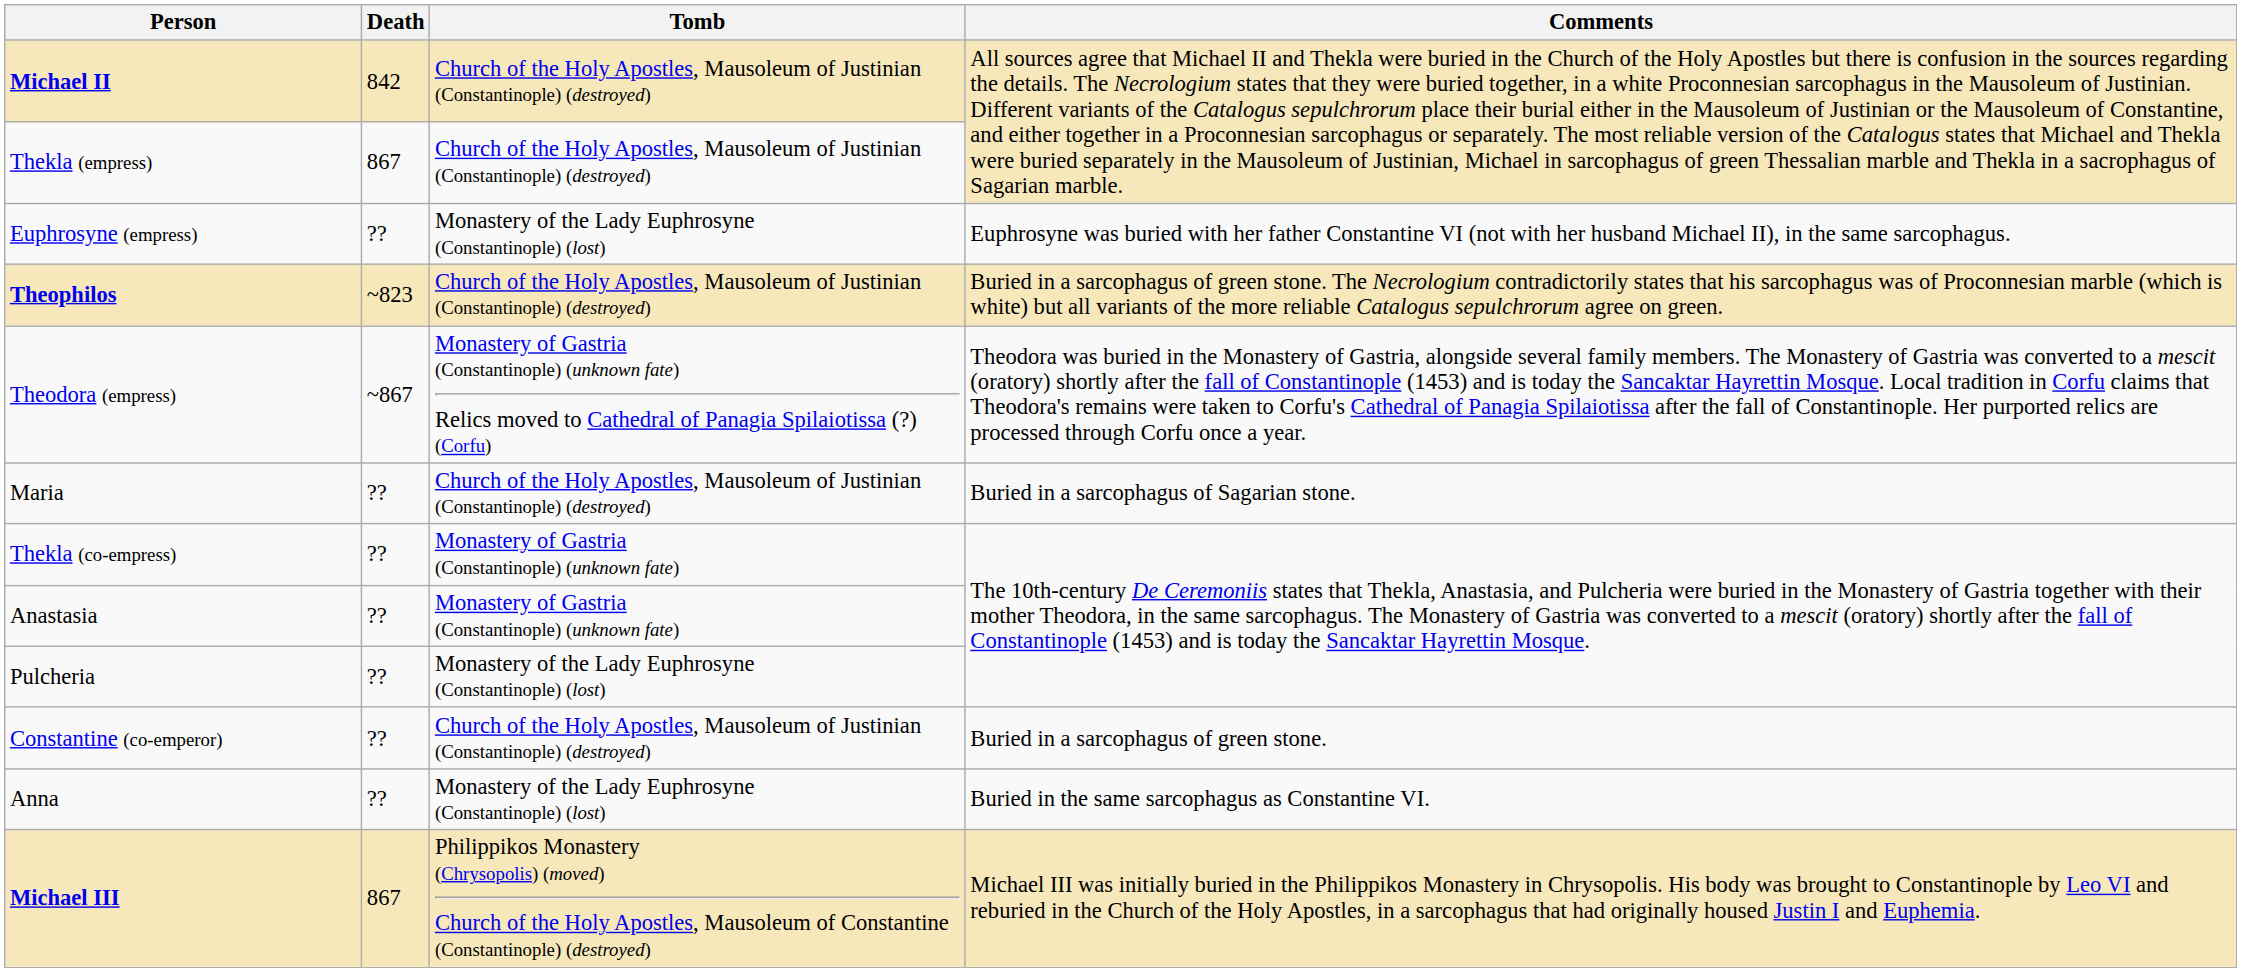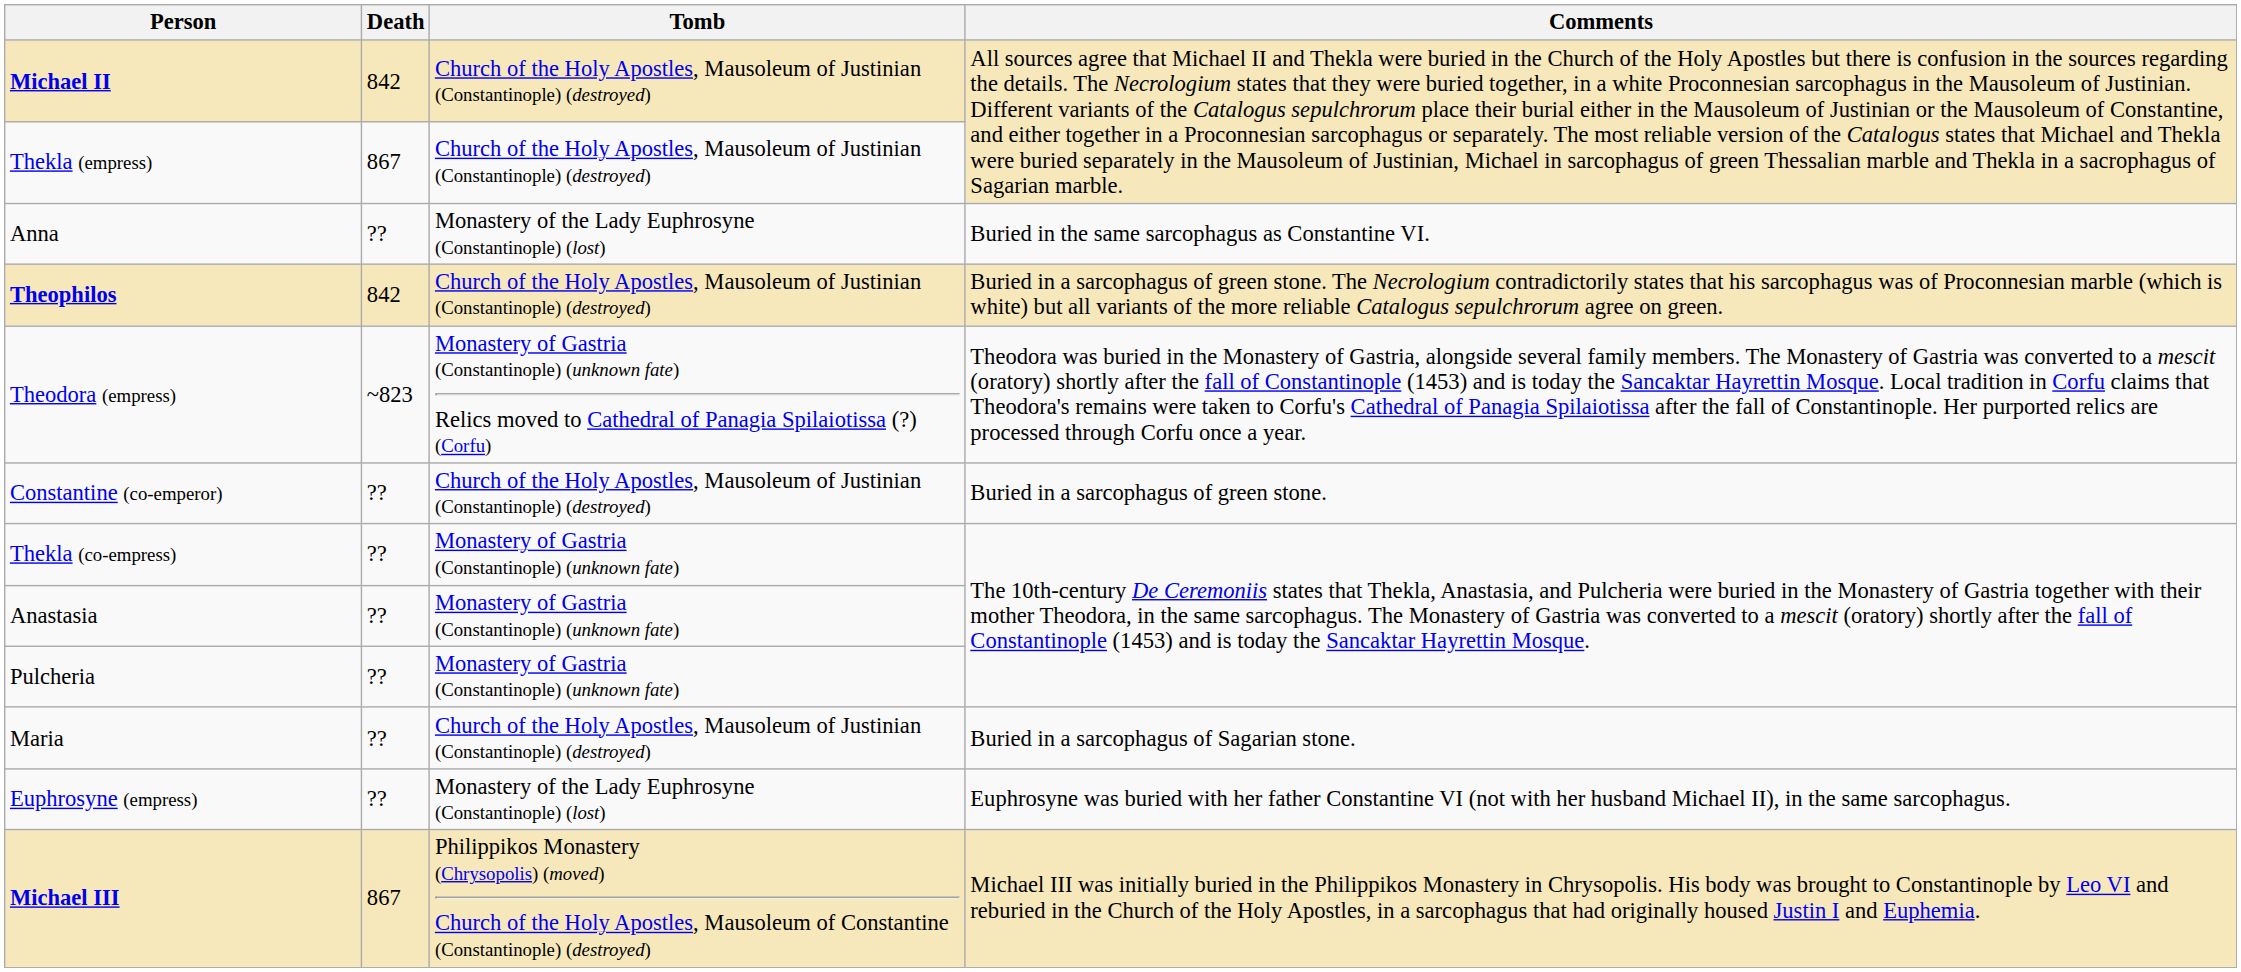rows swapped: (104, 233) <-> (34, 798)
(390, 294) ~823 -> (384, 294) 842
(390, 393) ~867 -> (390, 393) ~823
rows swapped: (116, 737) <-> (37, 493)
(595, 676) Monastery of the Lady Euphrosyne (Constantinople) (lost) -> (557, 676) Monastery of Gastria (Constantinople) (unknown fate)
